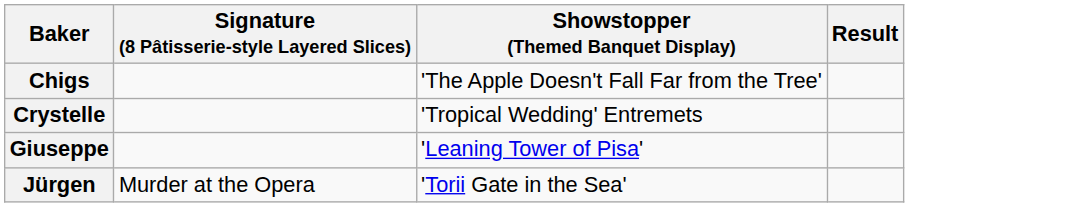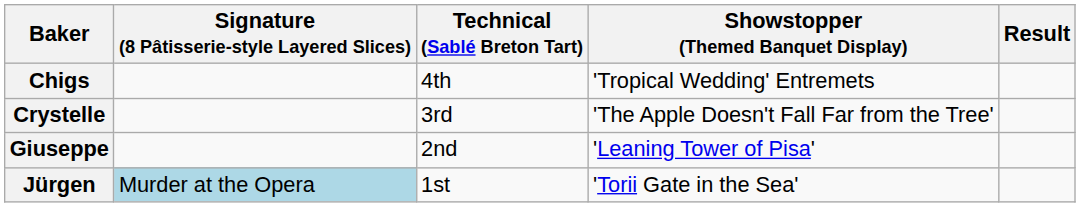+ column: (502, 33)
(621, 80) 'The Apple Doesn't Fall Far from the Tree' -> (734, 80) 'Tropical Wedding' Entremets
(562, 115) 'Tropical Wedding' Entremets -> (793, 115) 'The Apple Doesn't Fall Far from the Tree'
(217, 184) no background -> (217, 184) lightblue background
